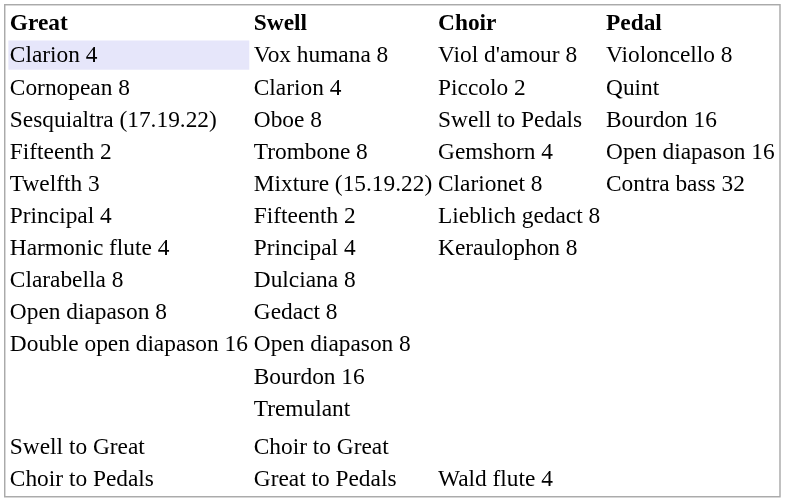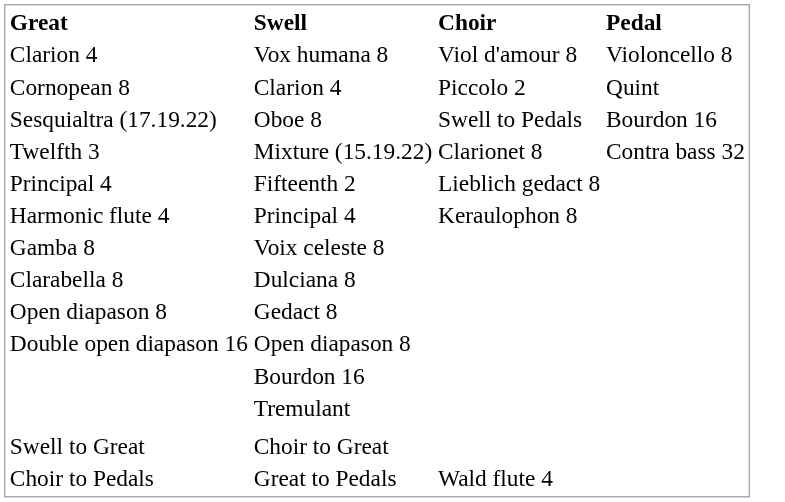(54, 54) lavender background -> (54, 54) no background
- row: (311, 151)
+ row: (319, 247)
